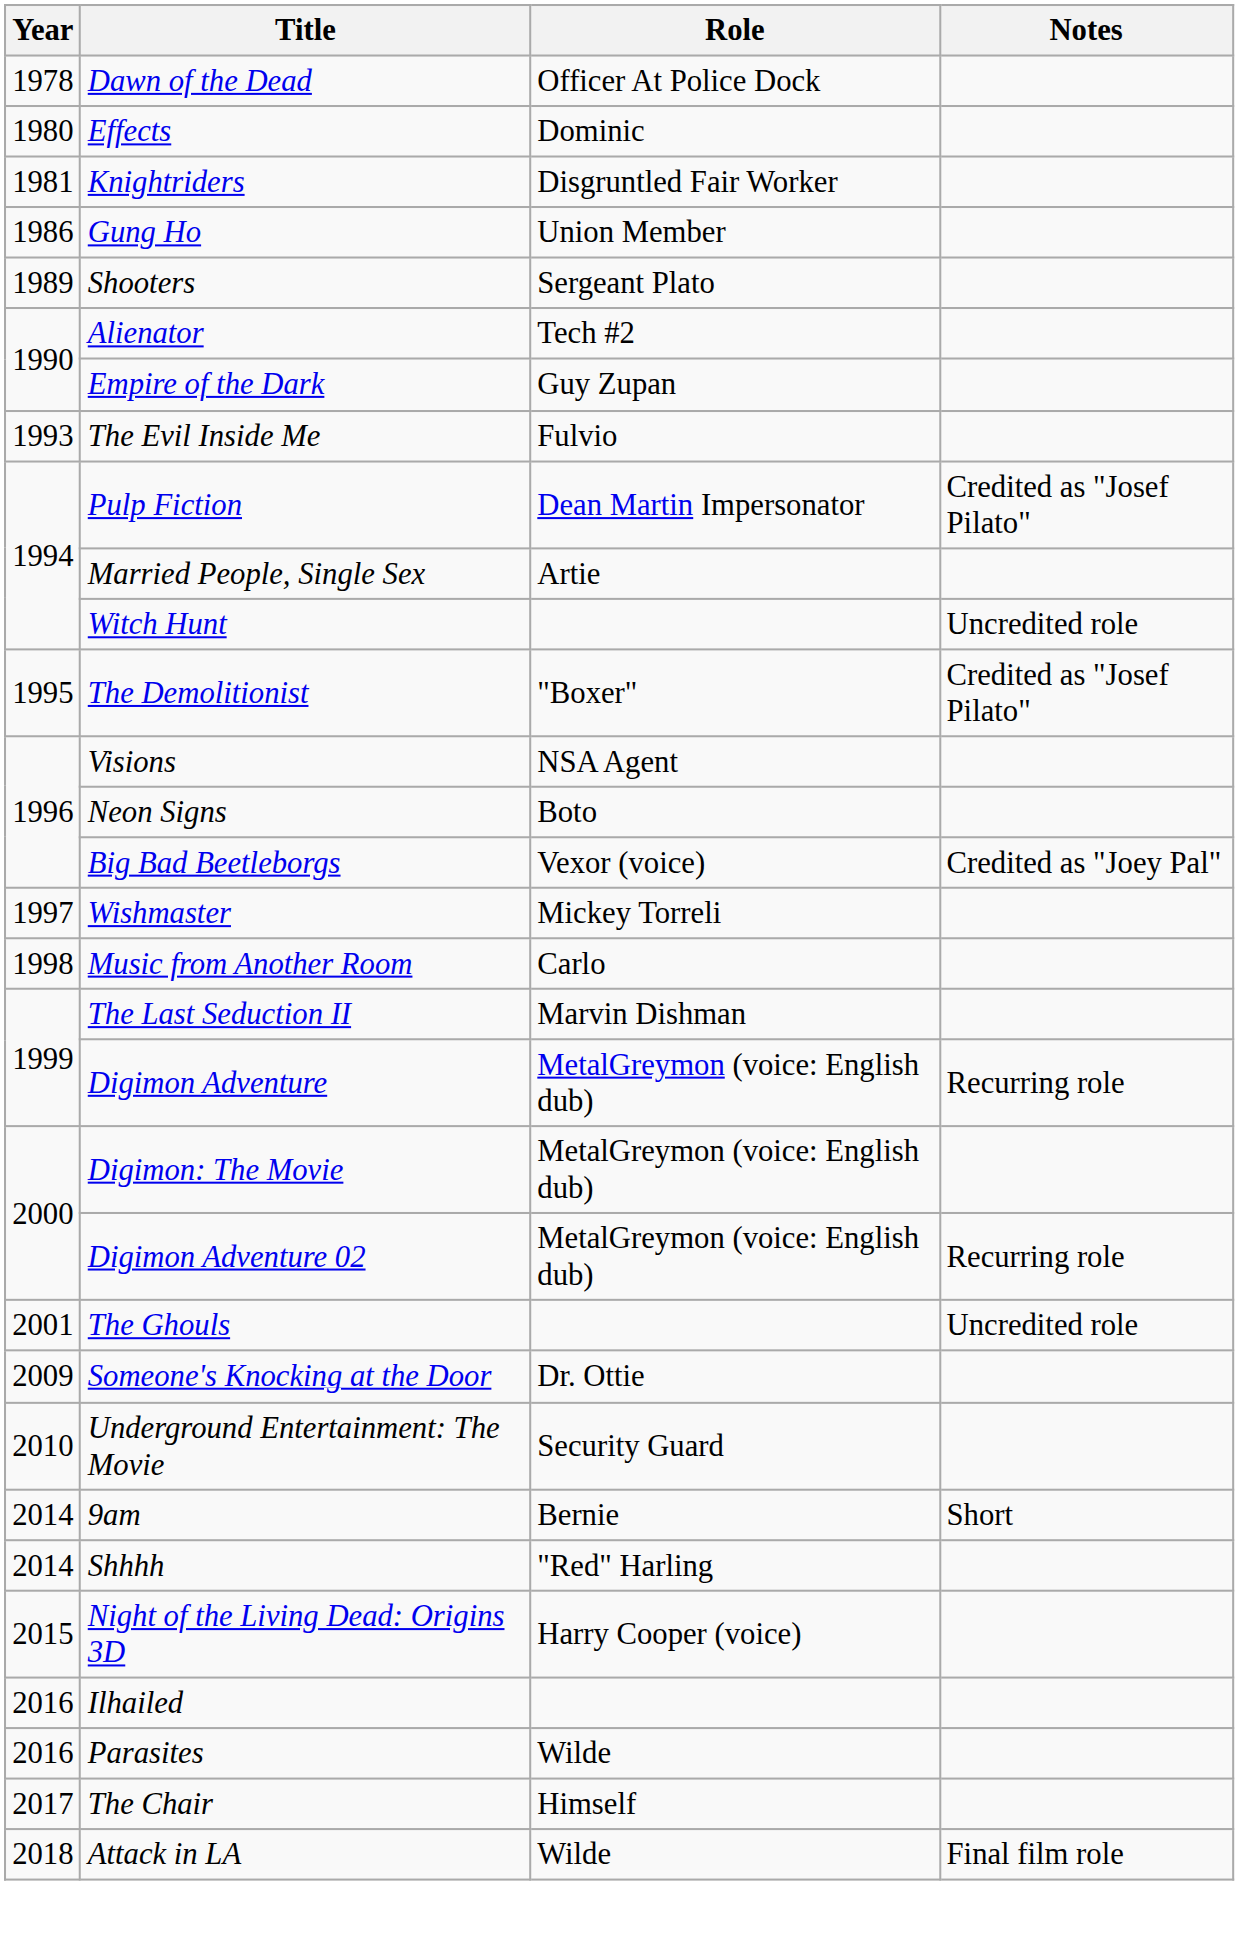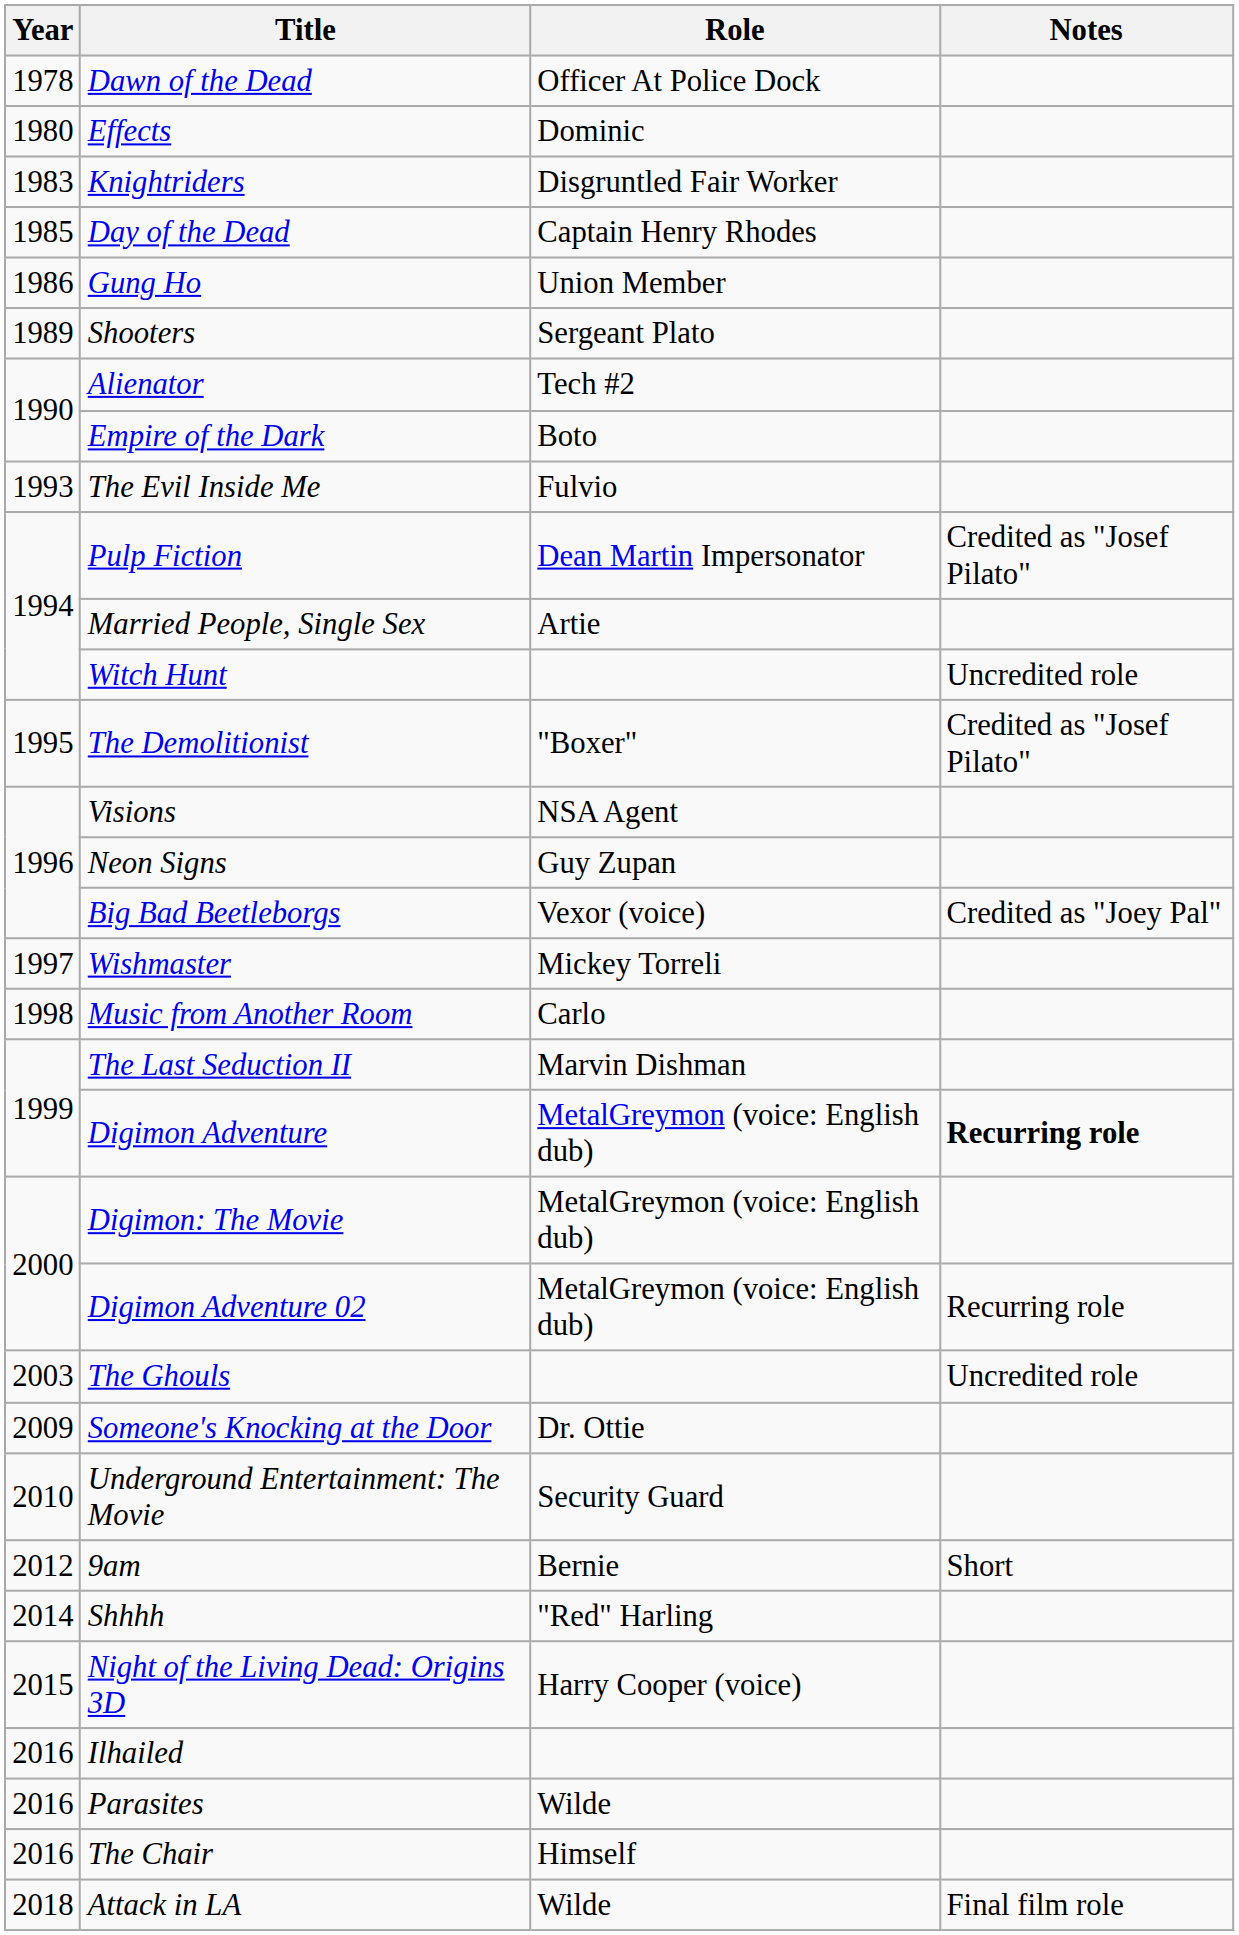(43, 181) 1981 -> (43, 181) 1983
+ row: (189, 232)
(607, 384) Guy Zupan -> (567, 435) Boto
(567, 811) Boto -> (607, 862) Guy Zupan
(1036, 1082) normal -> (1043, 1133) bold
(43, 1325) 2001 -> (43, 1376) 2003
(43, 1513) 2014 -> (43, 1564) 2012
(43, 1803) 2017 -> (43, 1853) 2016
